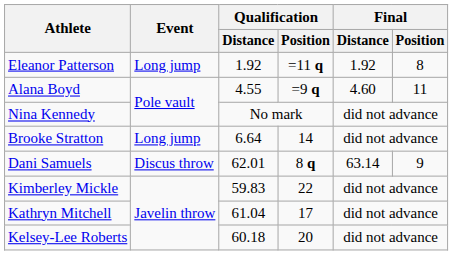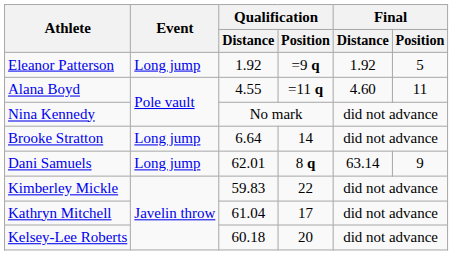(306, 65) =11 q -> (306, 65) =9 q
(420, 65) 8 -> (420, 65) 5
(306, 90) =9 q -> (306, 90) =11 q
(174, 164) Discus throw -> (167, 164) Long jump
